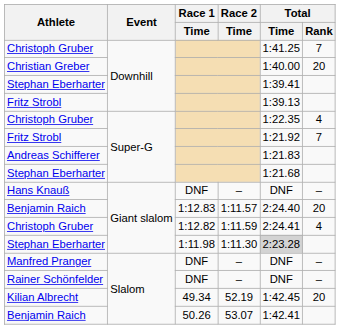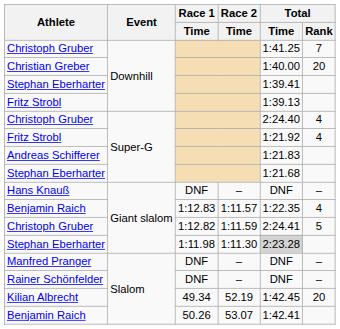(281, 120) 1:22.35 -> (281, 120) 2:24.40
(319, 138) 7 -> (319, 138) 4
(281, 209) 2:24.40 -> (281, 209) 1:22.35
(319, 209) 20 -> (319, 209) 4
(319, 227) 4 -> (319, 227) 5
